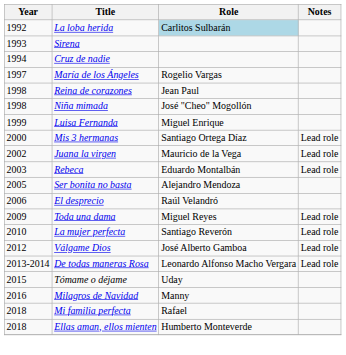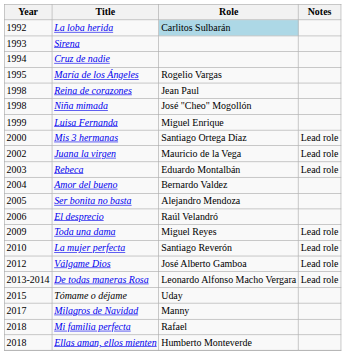(17, 75) 1997 -> (17, 75) 1995
+ row: (86, 185)
(17, 295) 2016 -> (17, 311) 2017
